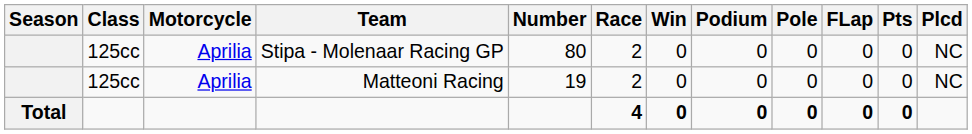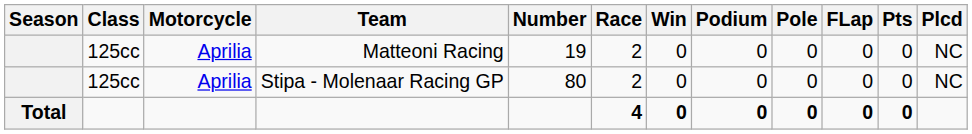rows swapped: (433, 81) <-> (382, 50)
